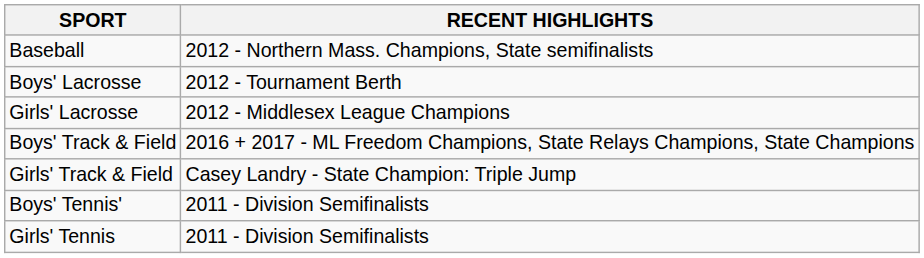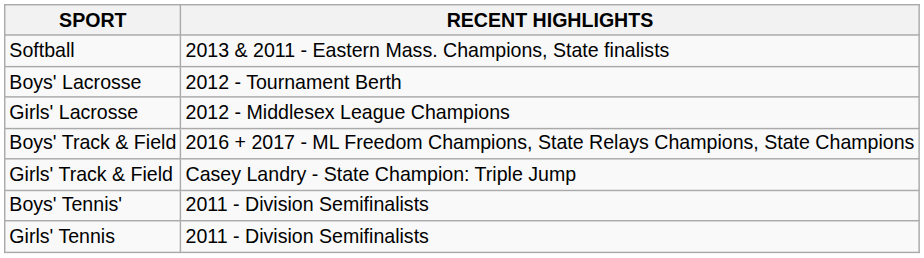- row: (47, 51)
+ row: (42, 51)
